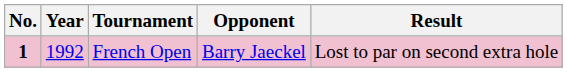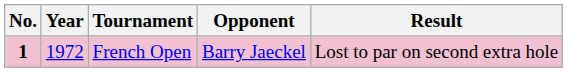(65, 51) 1992 -> (65, 51) 1972
